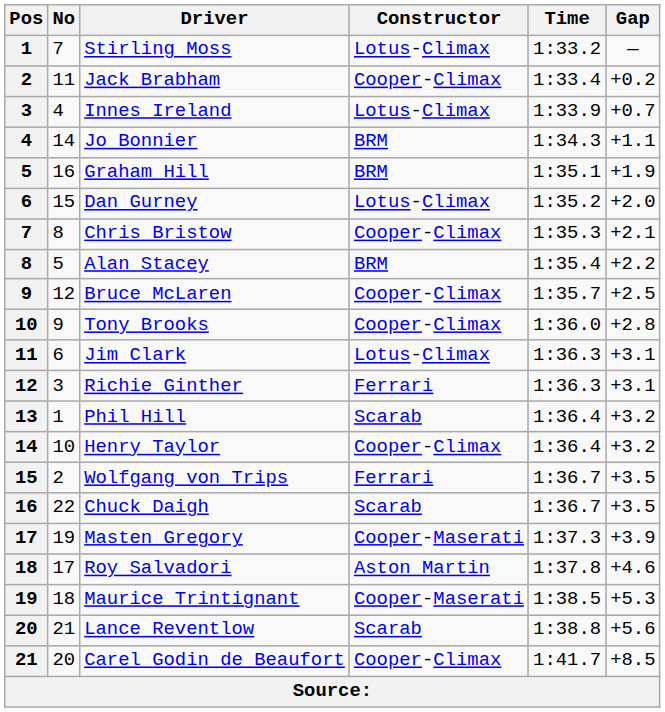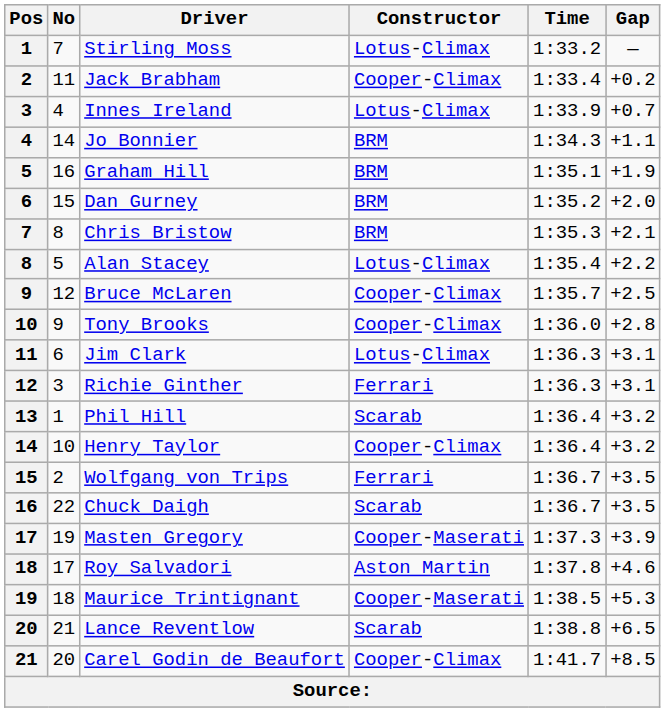(422, 203) Lotus-Climax -> (371, 203) BRM
(428, 234) Cooper-Climax -> (371, 234) BRM
(371, 264) BRM -> (422, 264) Lotus-Climax
(633, 630) +5.6 -> (633, 630) +6.5
